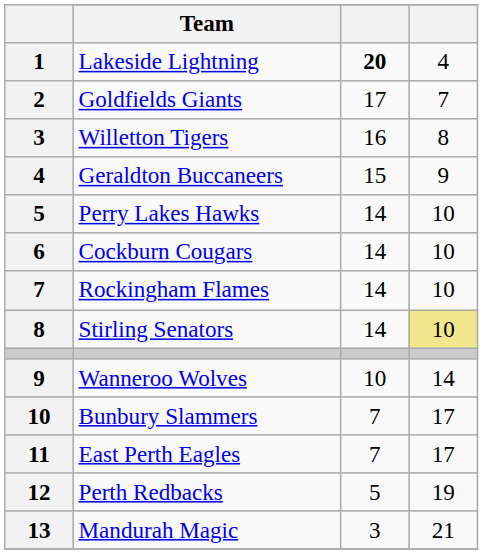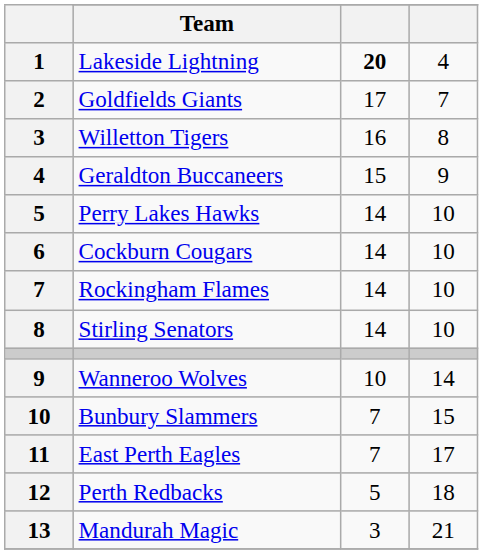(443, 328) khaki background -> (443, 328) no background
(443, 415) 17 -> (443, 415) 15
(443, 491) 19 -> (443, 491) 18
